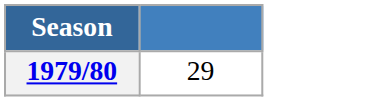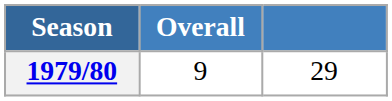+ column: (200, 26)
